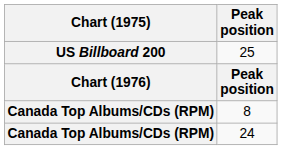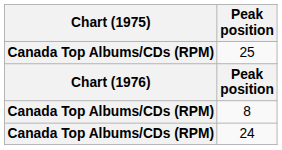(111, 52) US Billboard 200 -> (111, 52) Canada Top Albums/CDs (RPM)
